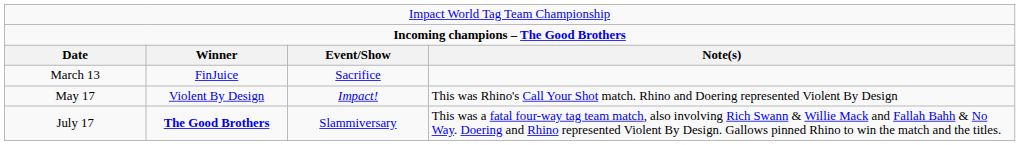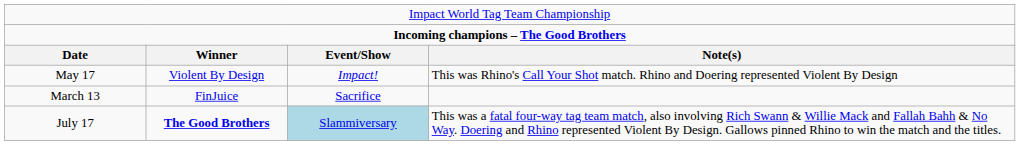rows swapped: (75, 75) <-> (75, 95)
(358, 123) no background -> (358, 123) lightblue background
